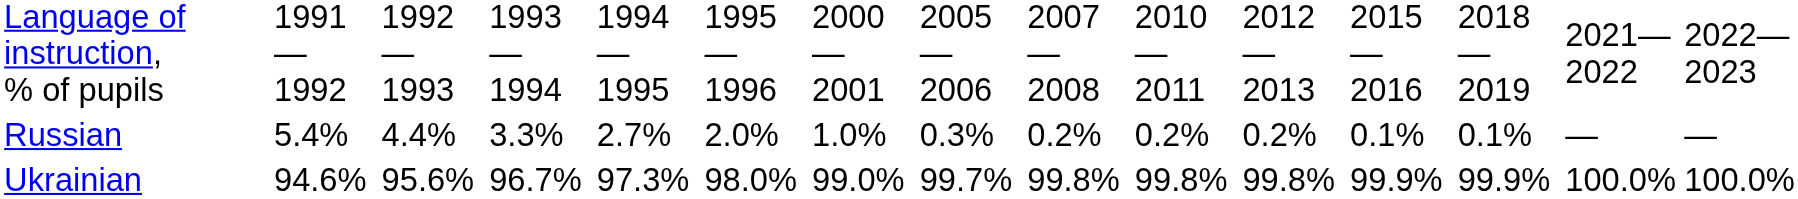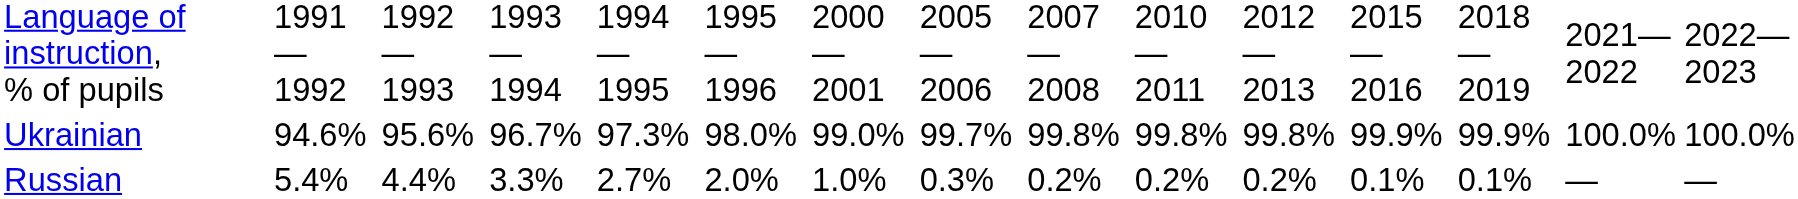rows swapped: (73, 180) <-> (63, 135)
